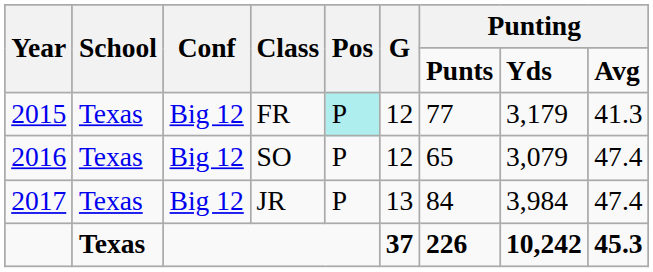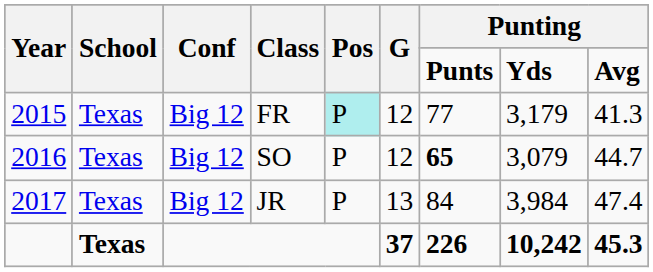(440, 157) normal -> (440, 157) bold
(618, 157) 47.4 -> (618, 157) 44.7
